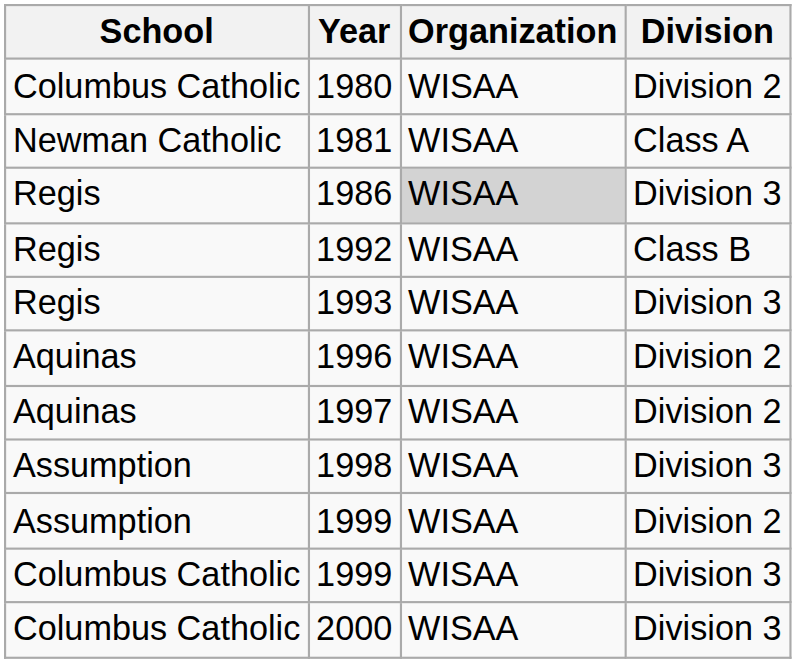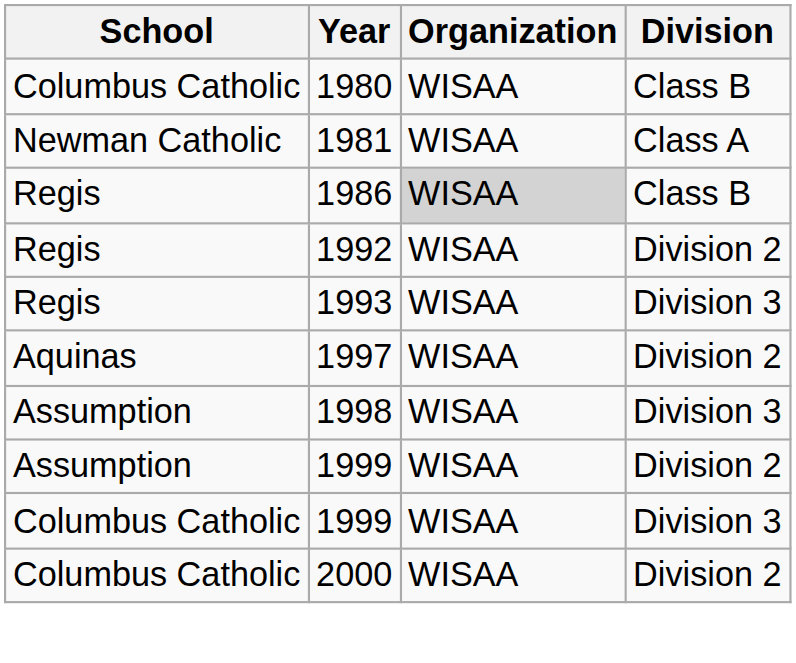(707, 85) Division 2 -> (692, 85) Class B
(707, 194) Division 3 -> (692, 194) Class B
(692, 248) Class B -> (707, 248) Division 2
- row: (75, 357)
(707, 628) Division 3 -> (707, 574) Division 2
